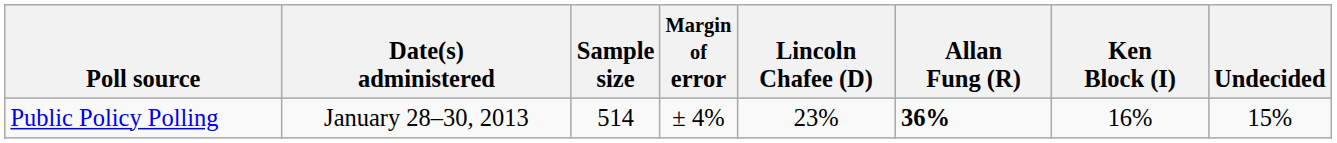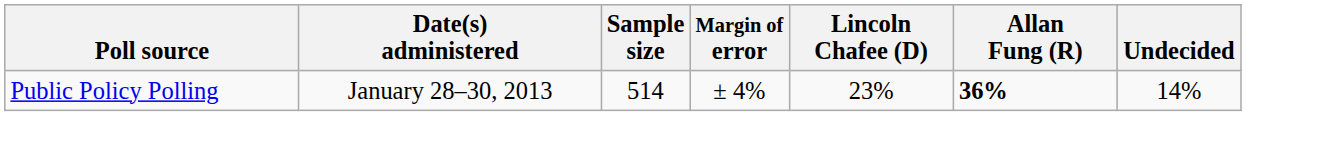- column: (1130, 65)
(1270, 117) 15% -> (1179, 90) 14%
